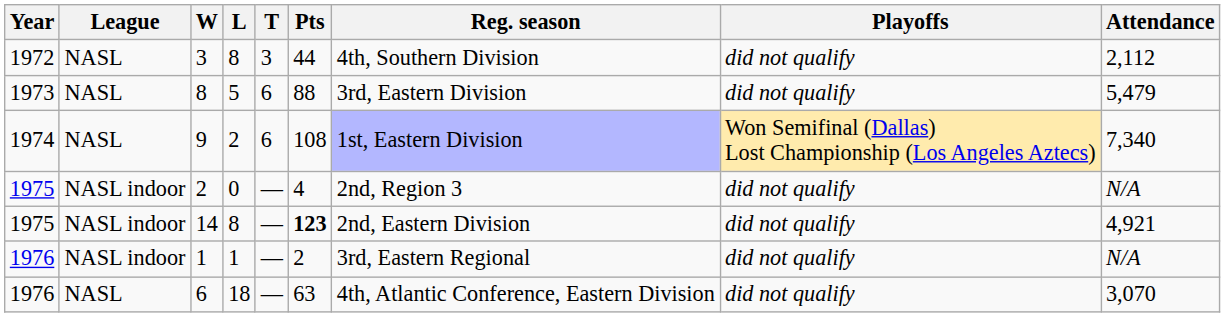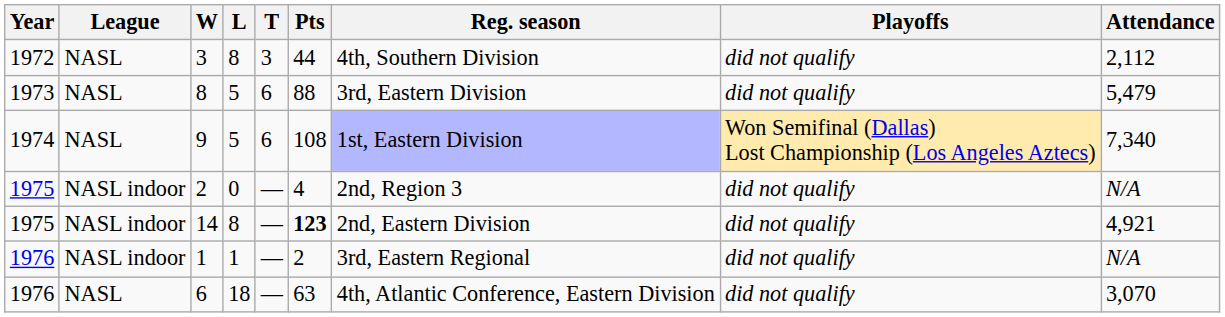(234, 140) 2 -> (234, 140) 5
